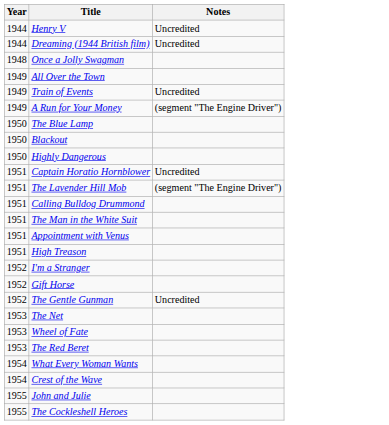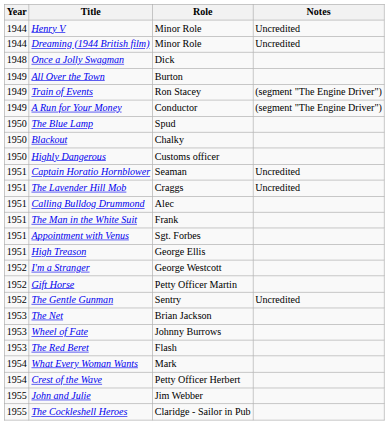+ column: (203, 12)
(177, 92) Uncredited -> (319, 92) (segment "The Engine Driver")
(218, 188) (segment "The Engine Driver") -> (278, 188) Uncredited
